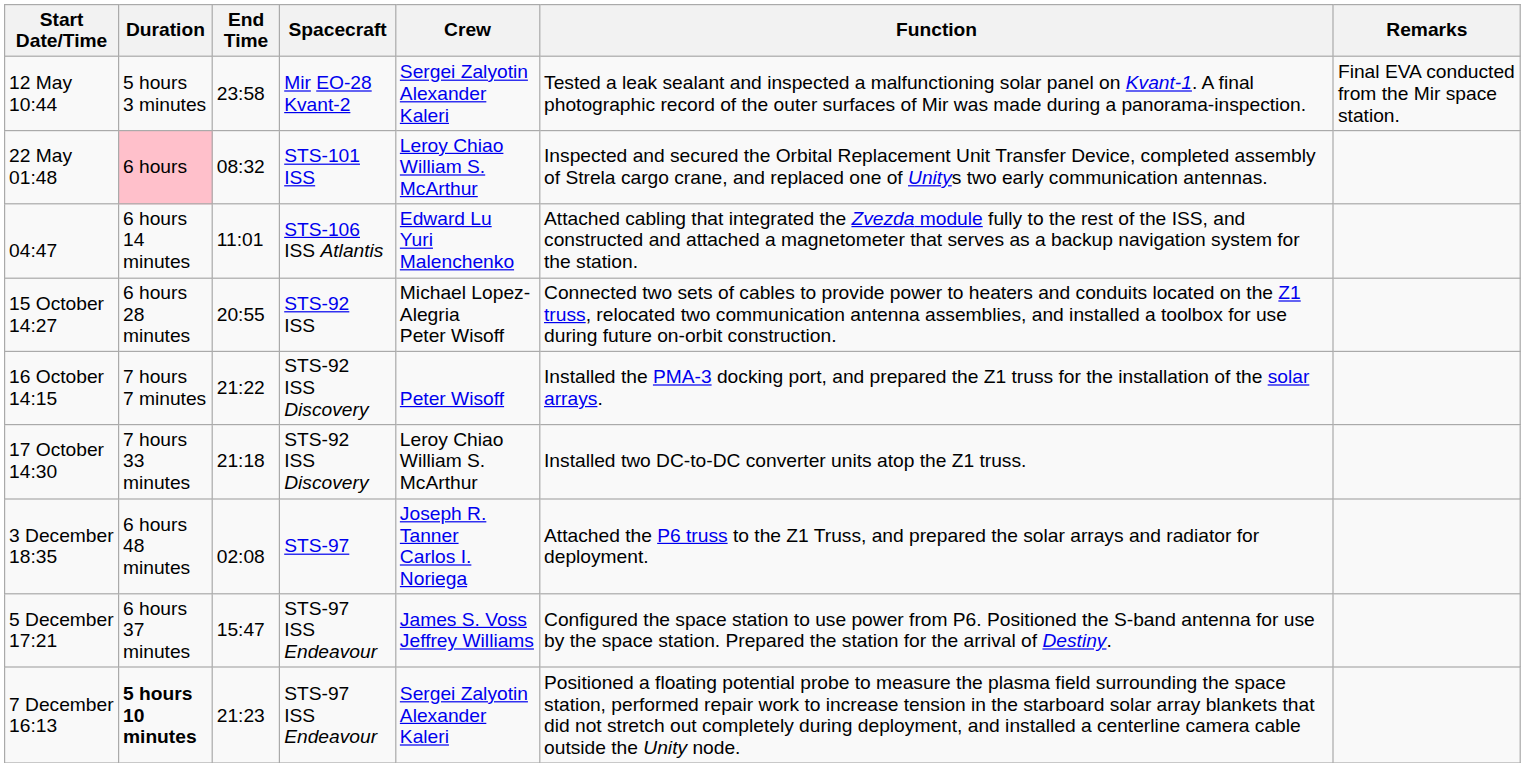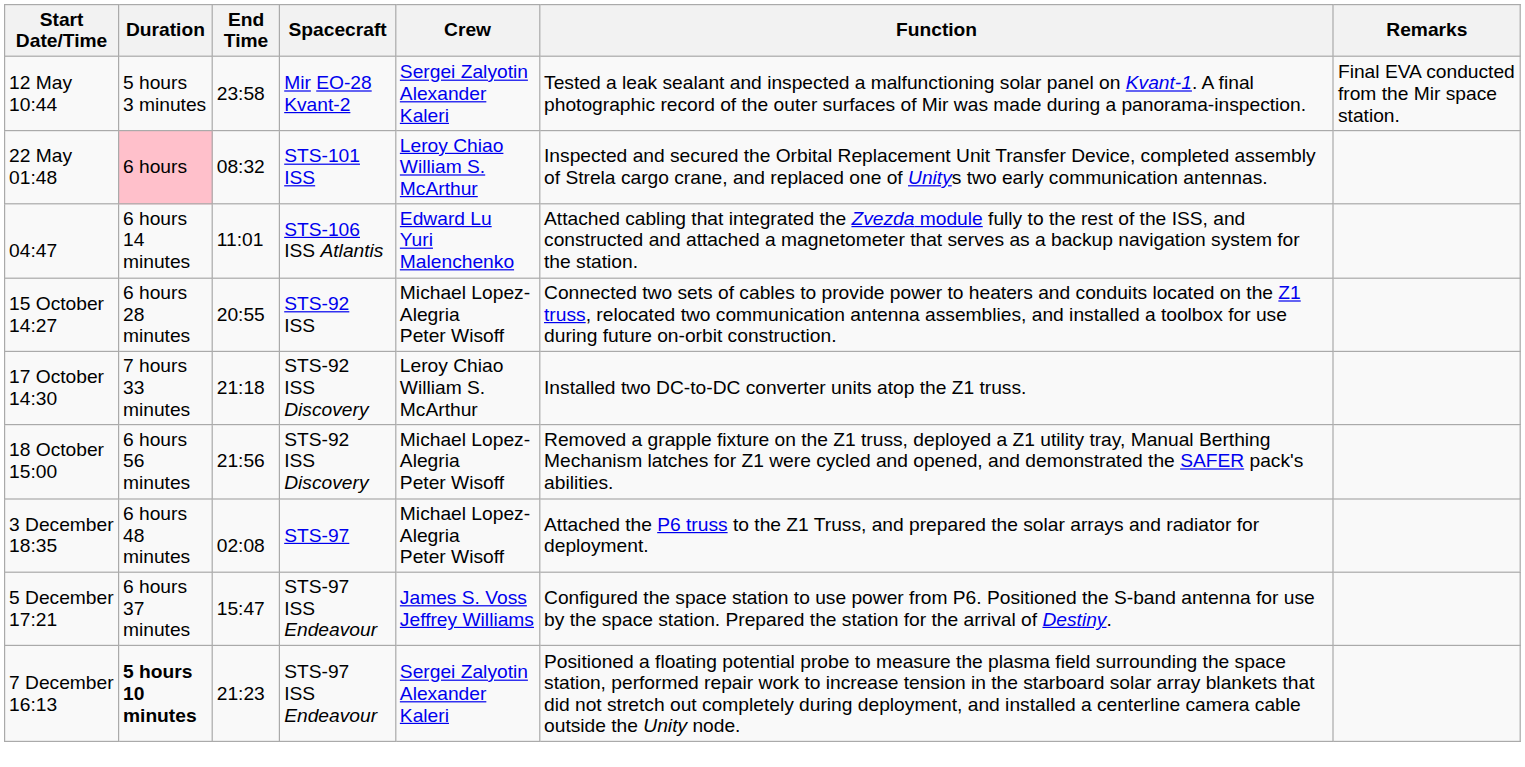- row: (57, 387)
+ row: (57, 461)
(443, 546) Joseph R. Tanner Carlos I. Noriega -> (465, 535) Michael Lopez-Alegria Peter Wisoff
